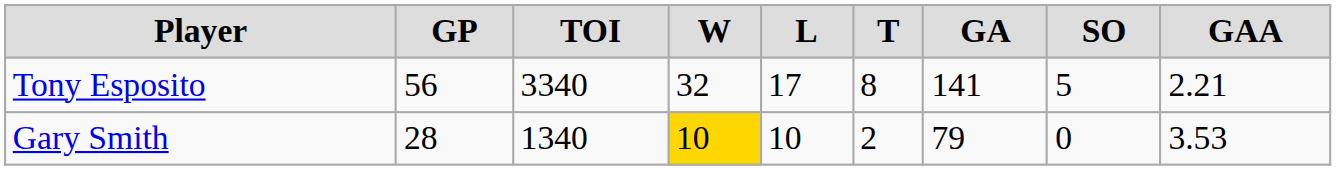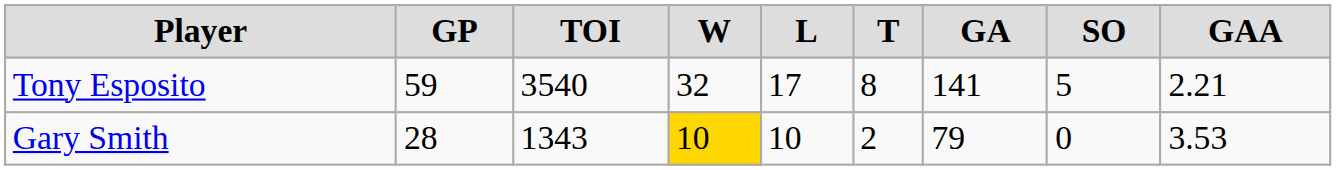(421, 84) 56 -> (421, 84) 59
(554, 84) 3340 -> (554, 84) 3540
(554, 137) 1340 -> (554, 137) 1343
